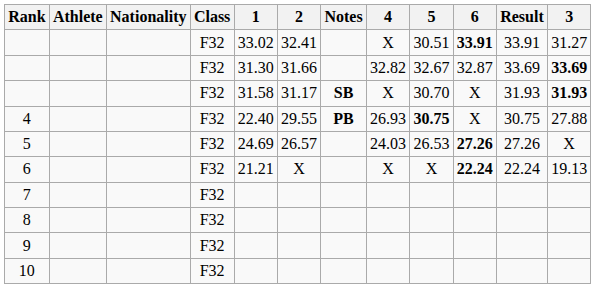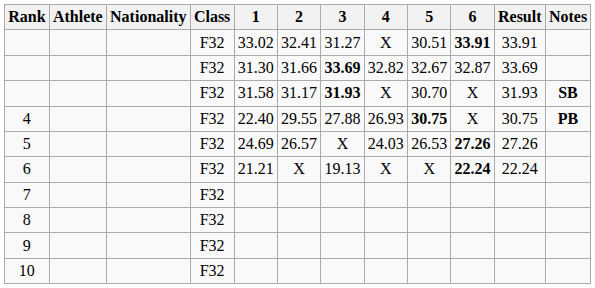columns swapped: (569, 17) <-> (344, 17)
